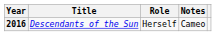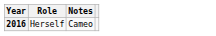- column: (84, 11)
